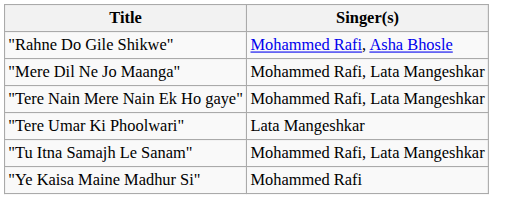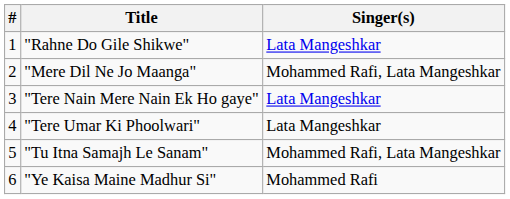+ column: (12, 18)
(352, 45) Mohammed Rafi, Asha Bhosle -> (323, 45) Lata Mangeshkar
(368, 99) Mohammed Rafi, Lata Mangeshkar -> (323, 99) Lata Mangeshkar
